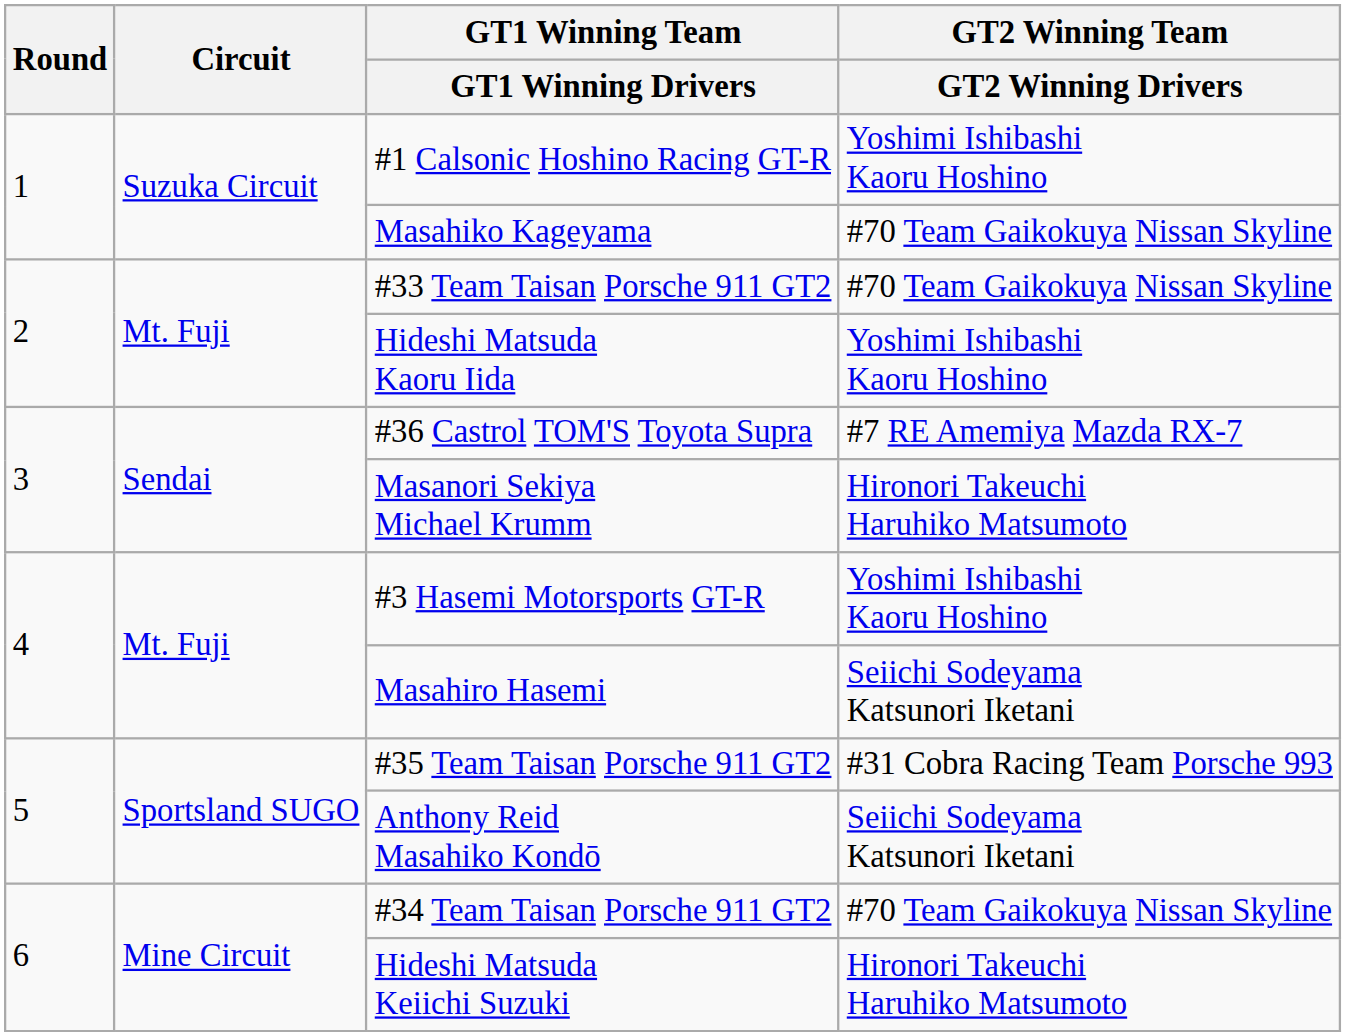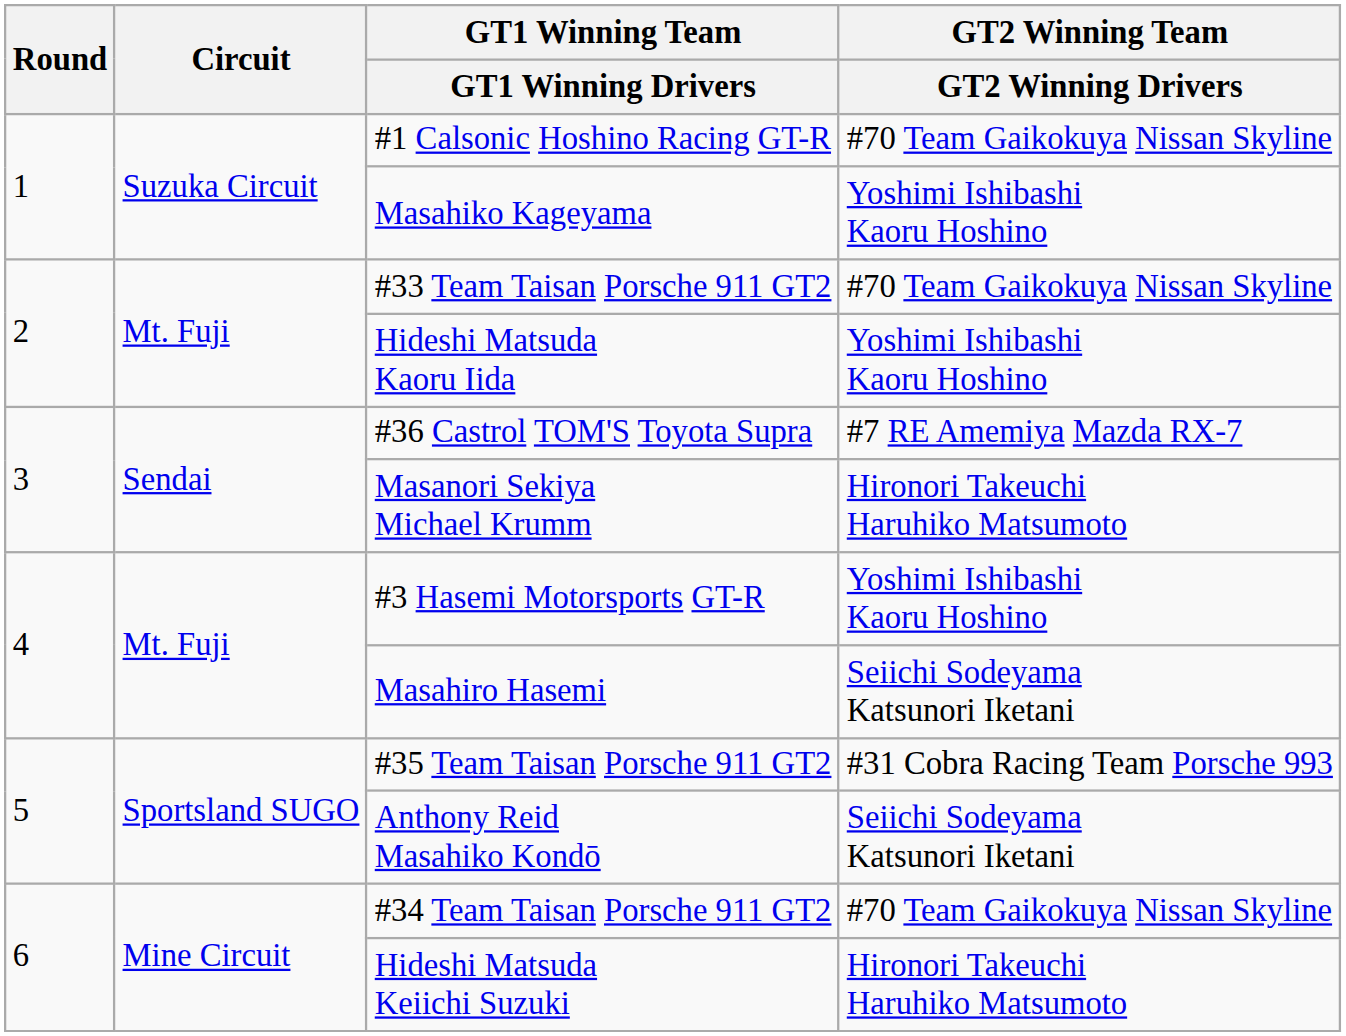(964, 158) Yoshimi Ishibashi Kaoru Hoshino -> (1089, 139) #70 Team Gaikokuya Nissan Skyline
(1089, 232) #70 Team Gaikokuya Nissan Skyline -> (964, 212) Yoshimi Ishibashi Kaoru Hoshino
